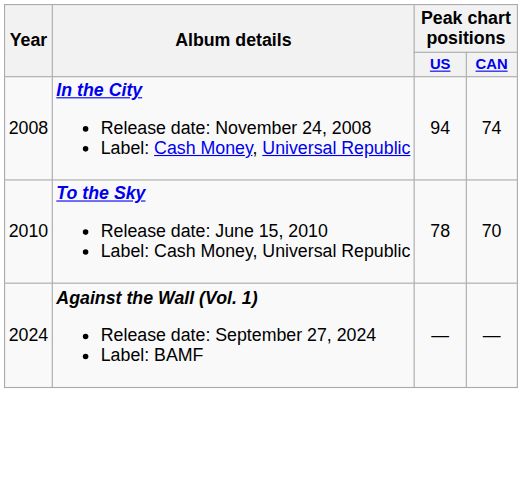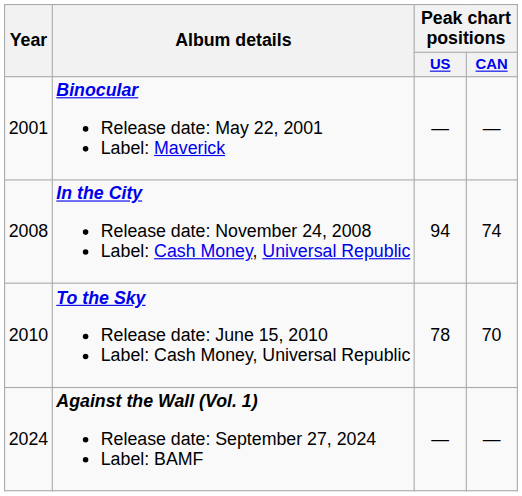+ row: (233, 119)
